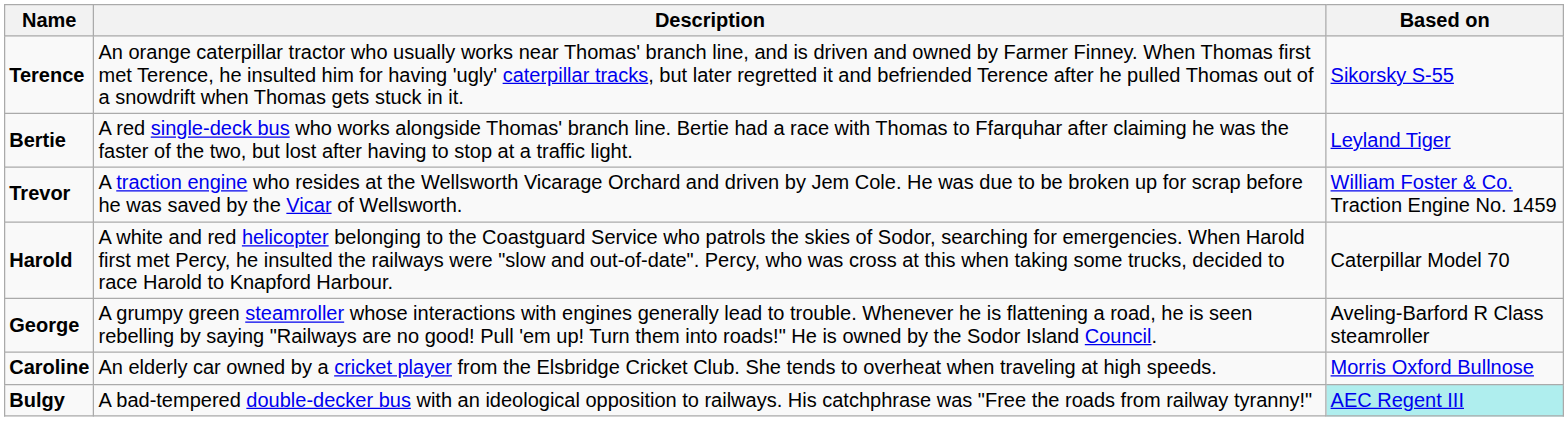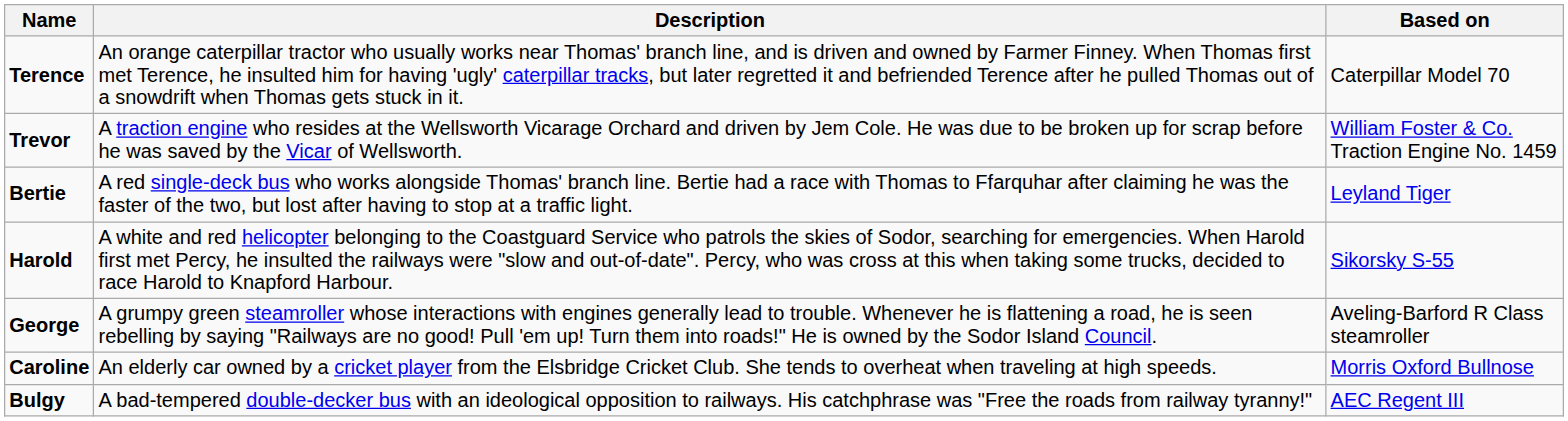(1392, 74) Sikorsky S-55 -> (1420, 74) Caterpillar Model 70
rows swapped: (38, 140) <-> (40, 194)
(1420, 259) Caterpillar Model 70 -> (1392, 259) Sikorsky S-55
(1397, 399) paleturquoise background -> (1397, 399) no background
